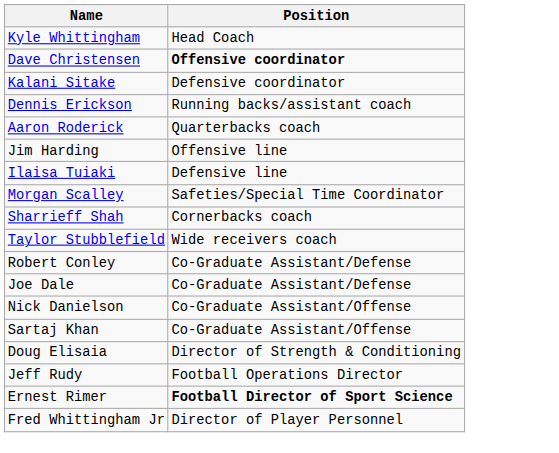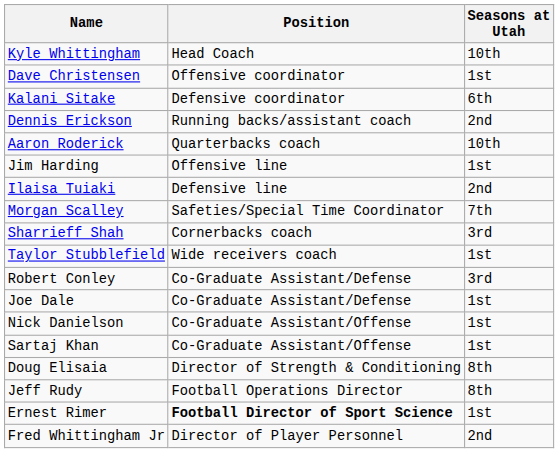+ column: (509, 24)
(258, 61) bold -> (258, 77) normal
